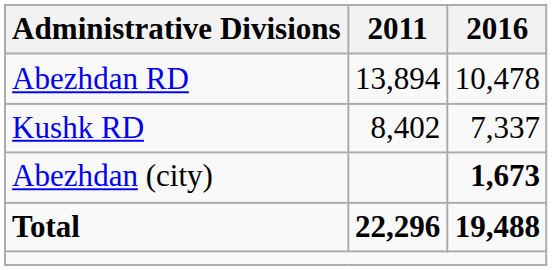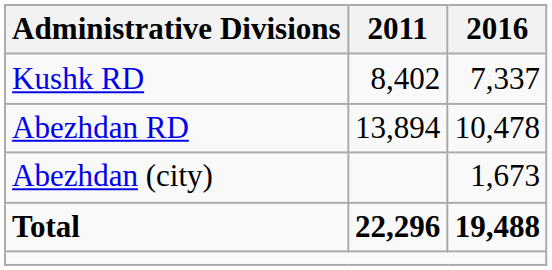rows swapped: (100, 78) <-> (78, 127)
(505, 176) bold -> (505, 176) normal
